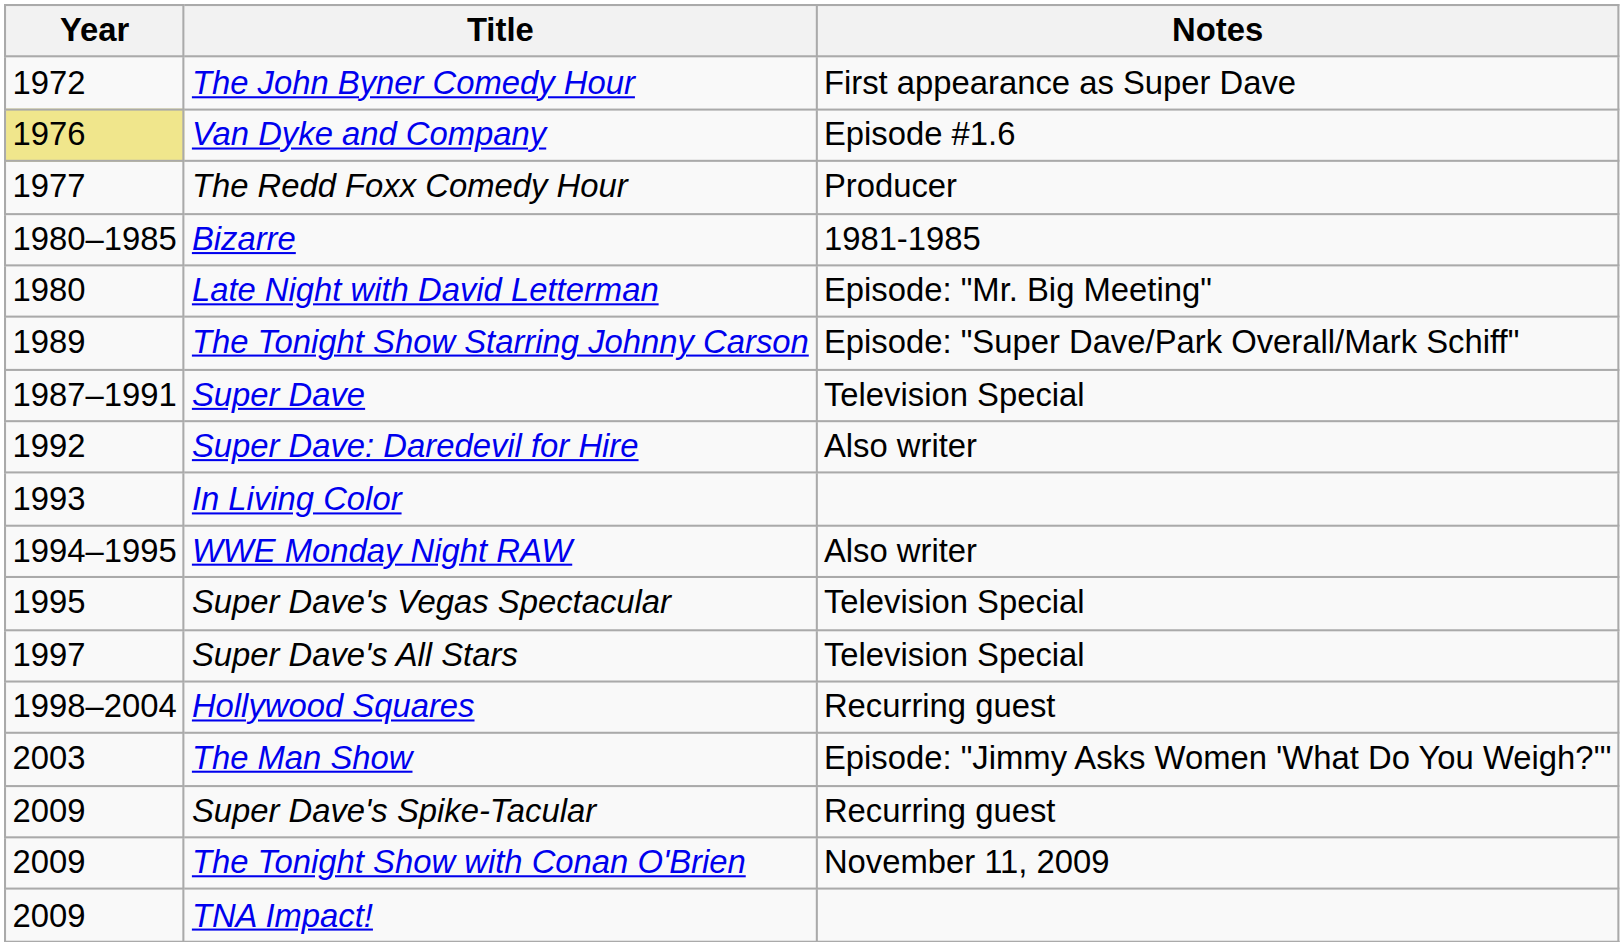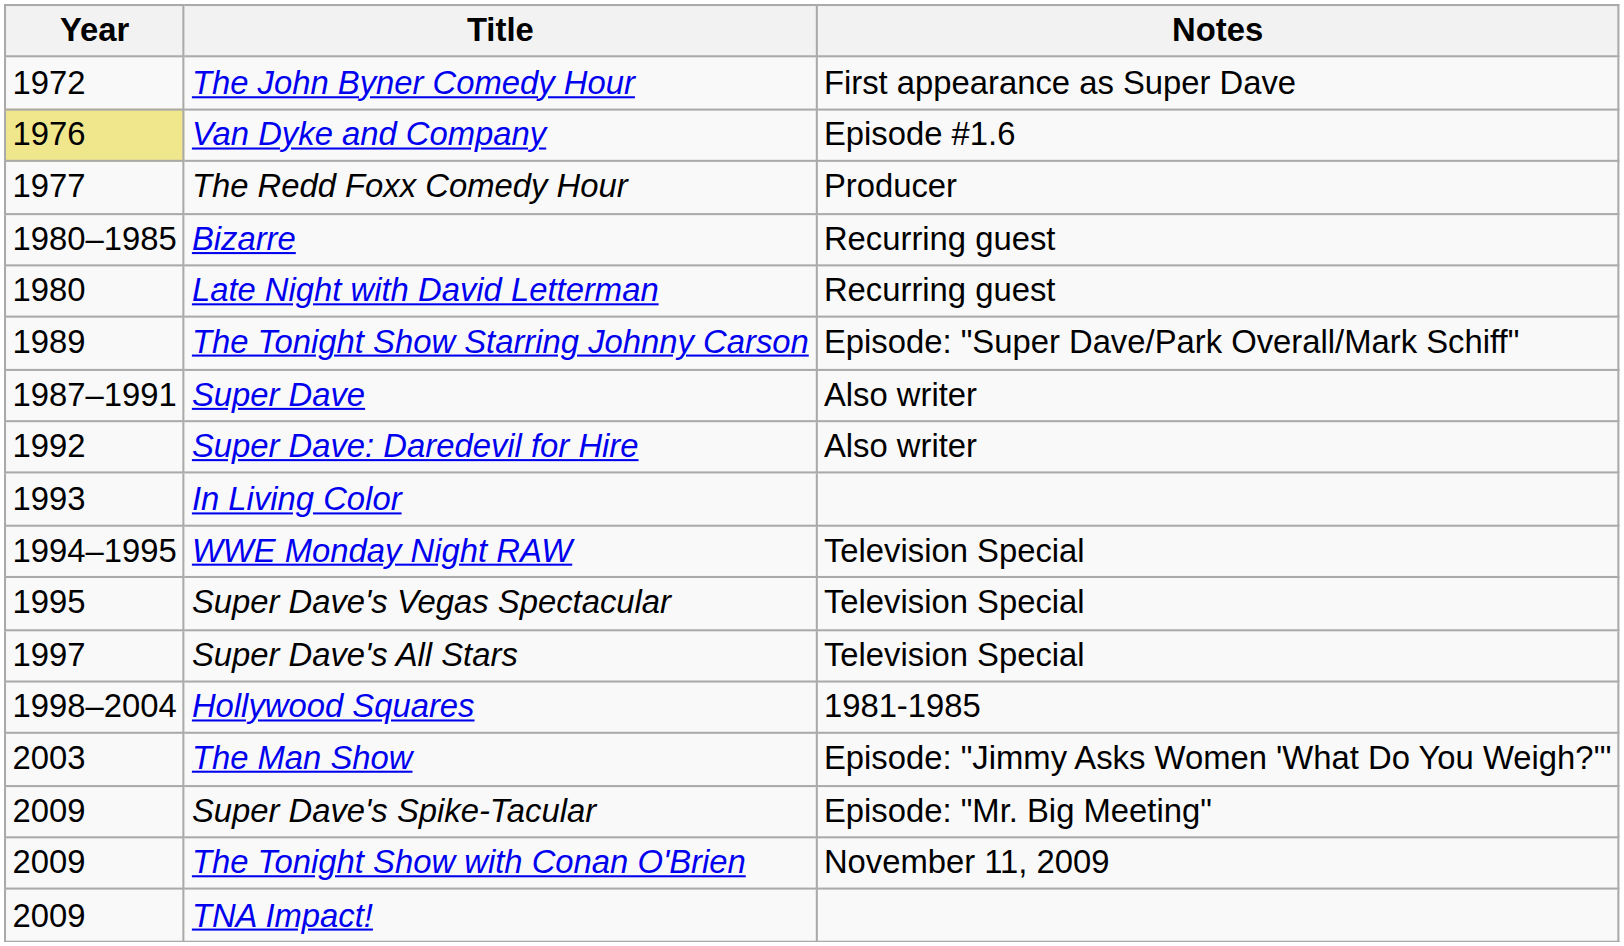(902, 238) 1981-1985 -> (940, 238) Recurring guest
(1018, 290) Episode: "Mr. Big Meeting" -> (940, 290) Recurring guest
(954, 394) Television Special -> (900, 394) Also writer
(900, 550) Also writer -> (954, 550) Television Special
(940, 706) Recurring guest -> (902, 706) 1981-1985
(940, 810) Recurring guest -> (1018, 810) Episode: "Mr. Big Meeting"
